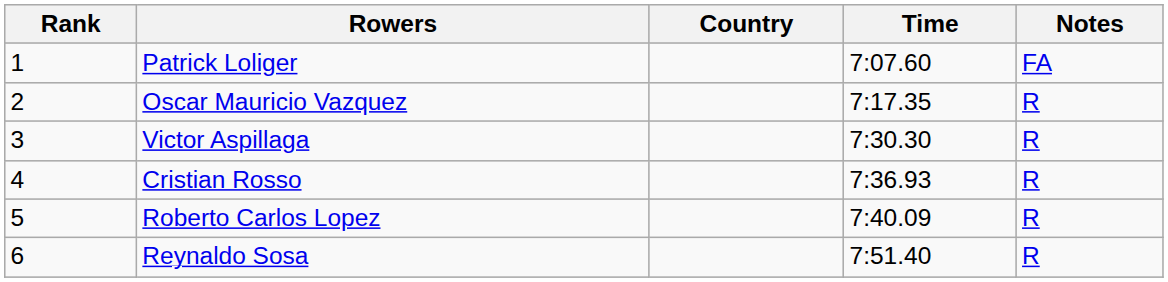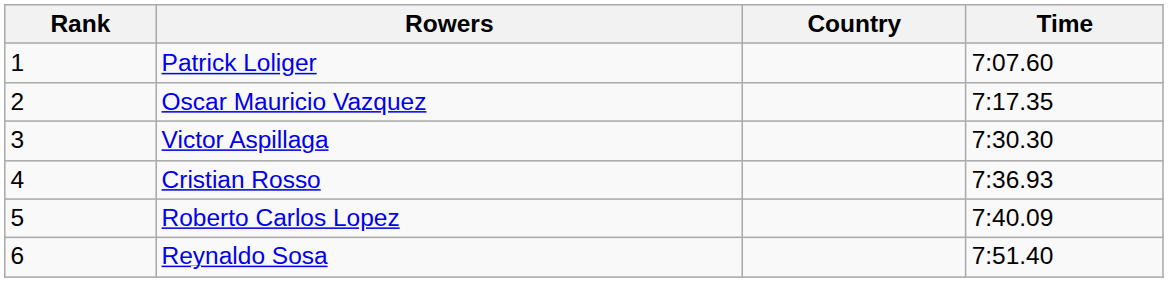- column: (1090, 23)
